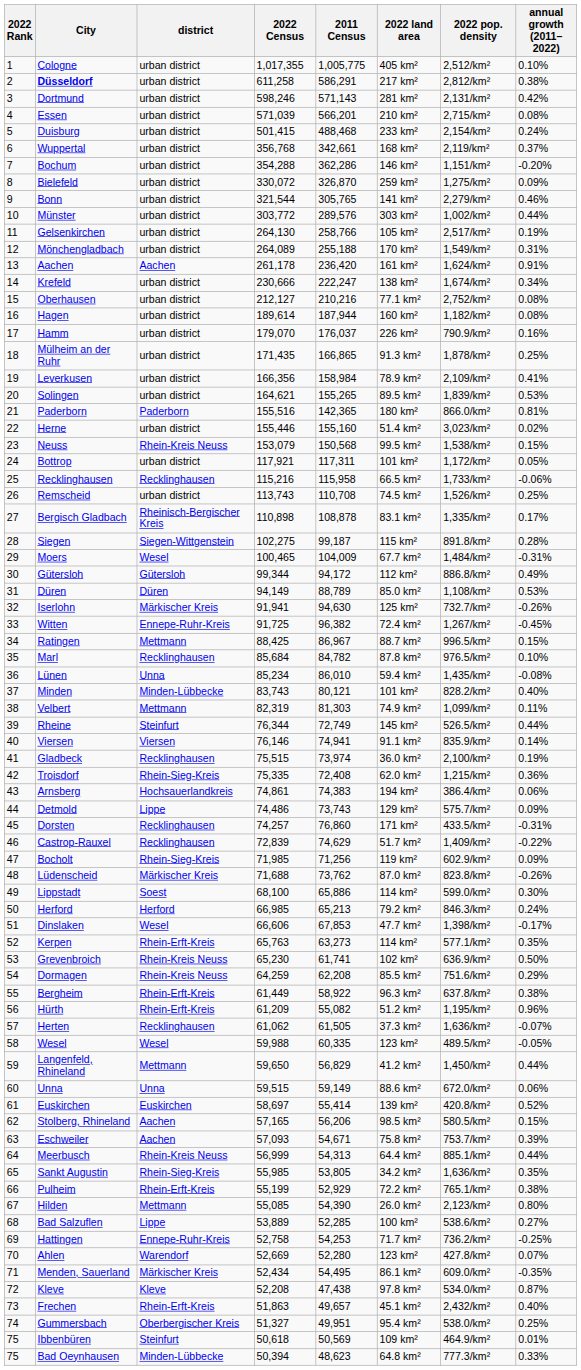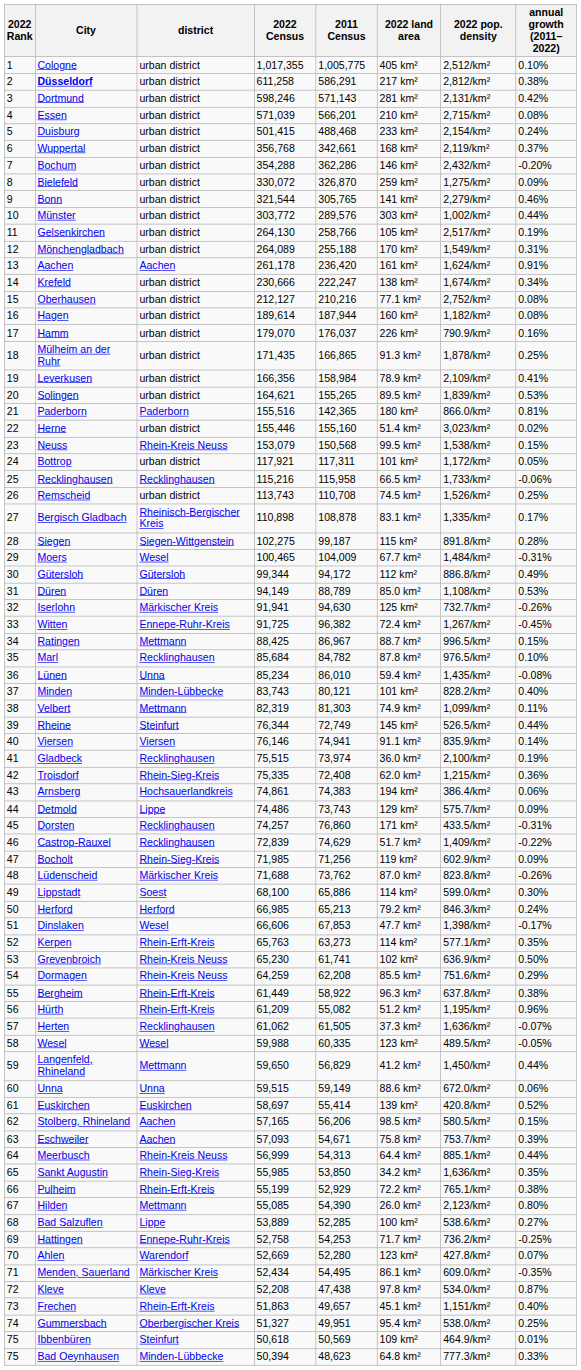(467, 165) 1,151/km² -> (467, 165) 2,432/km²
(334, 1172) 53,805 -> (334, 1172) 53,850
(467, 1306) 2,432/km² -> (467, 1306) 1,151/km²
